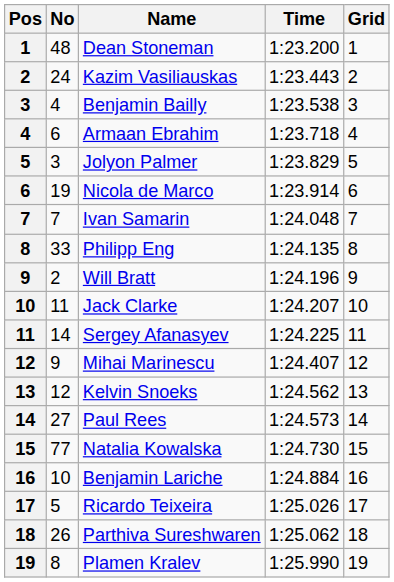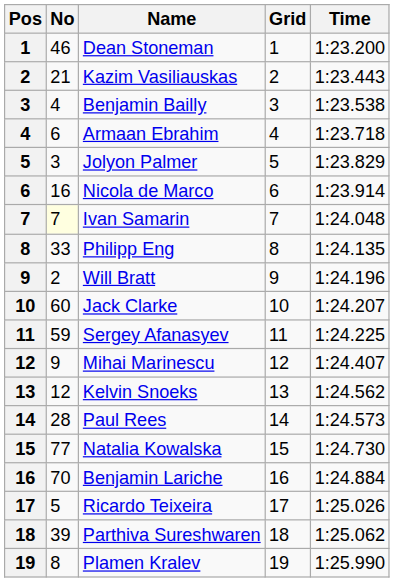columns swapped: (304, 19) <-> (366, 19)
(60, 48) 48 -> (60, 48) 46
(60, 76) 24 -> (60, 76) 21
(60, 191) 19 -> (60, 191) 16
(55, 220) no background -> (55, 220) lightyellow background
(60, 305) 11 -> (60, 305) 60
(60, 334) 14 -> (60, 334) 59
(60, 420) 27 -> (60, 420) 28
(60, 477) 10 -> (60, 477) 70
(60, 535) 26 -> (60, 535) 39
